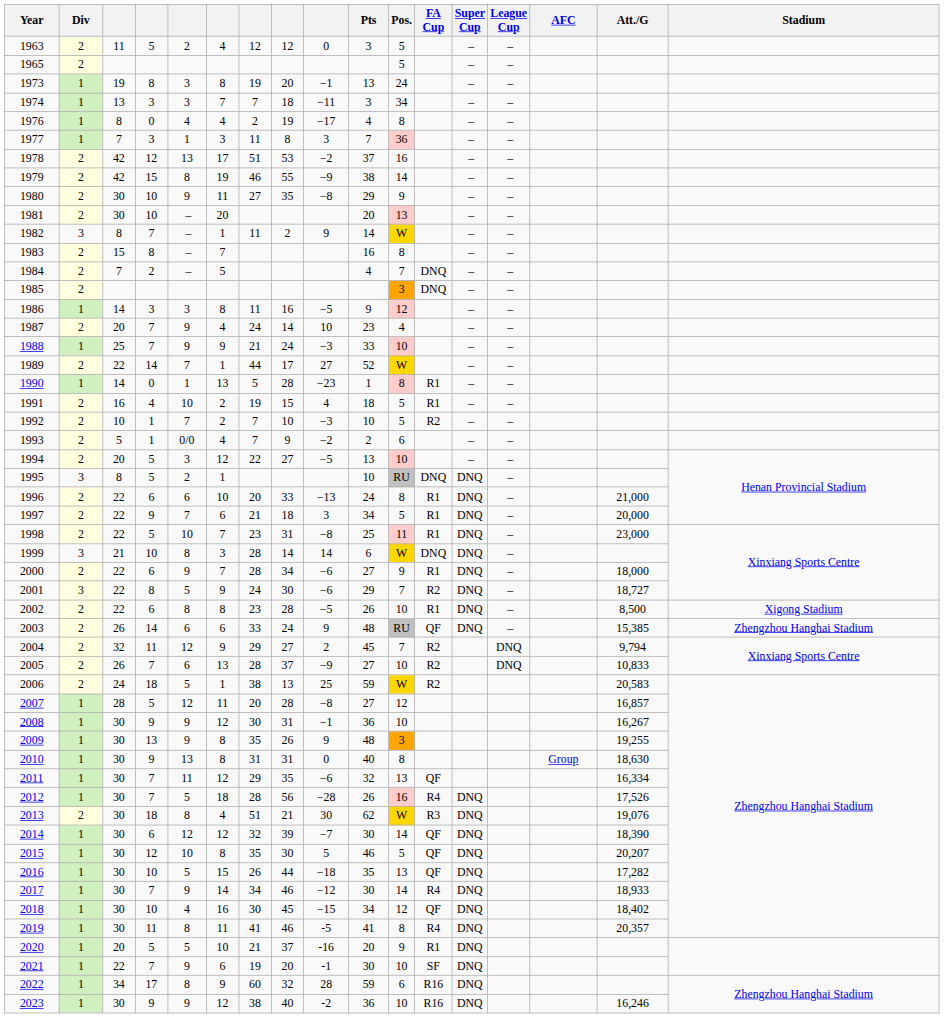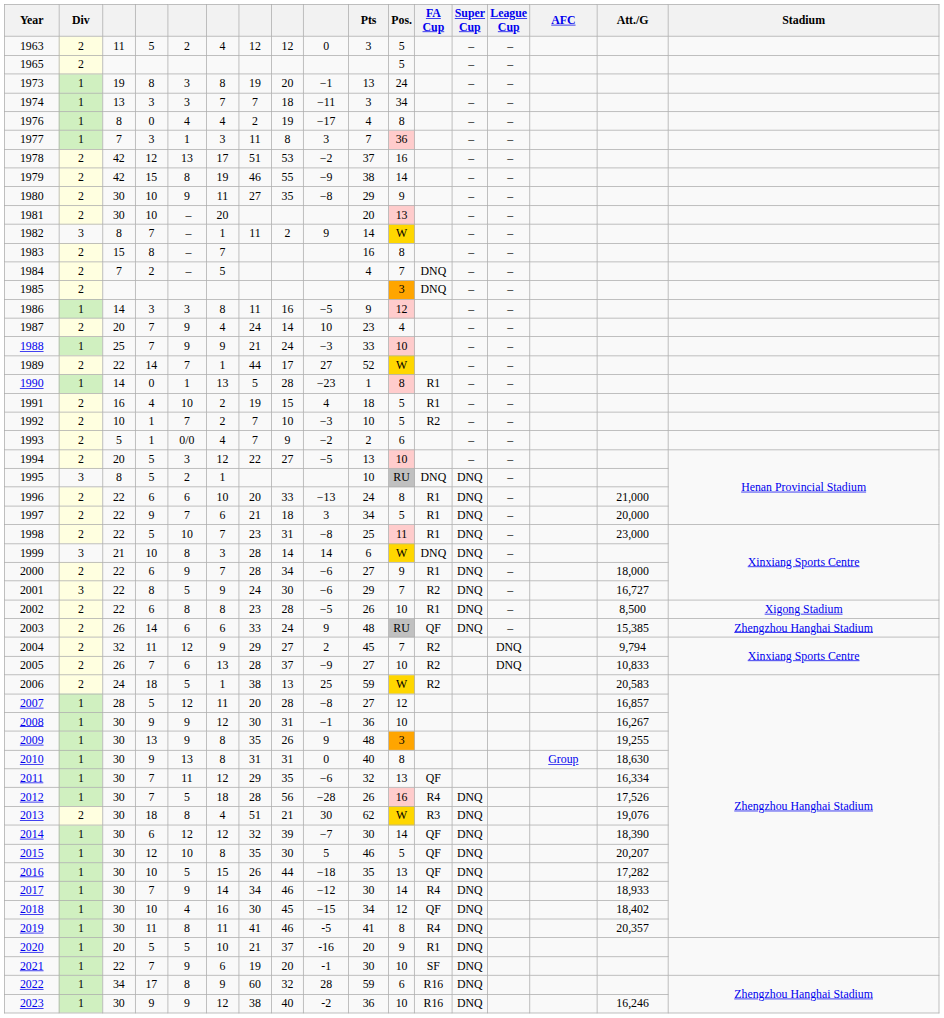(633, 590) 18,727 -> (633, 590) 16,727
